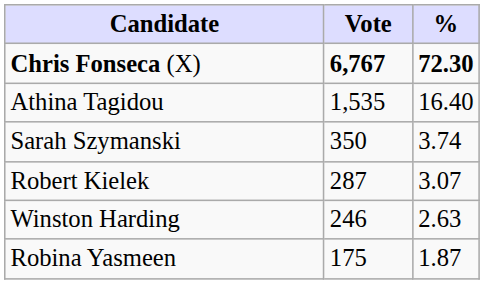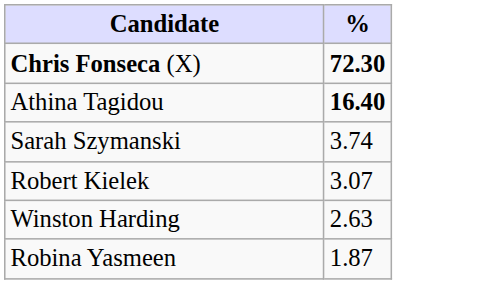- column: (368, 24)
(446, 102) normal -> (358, 102) bold
